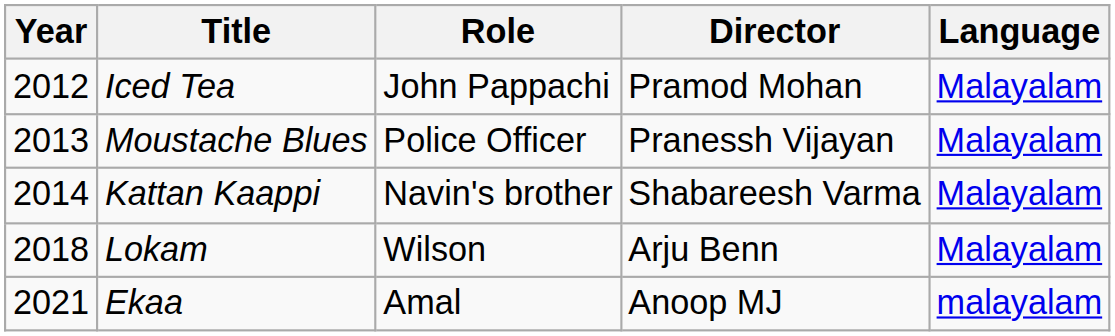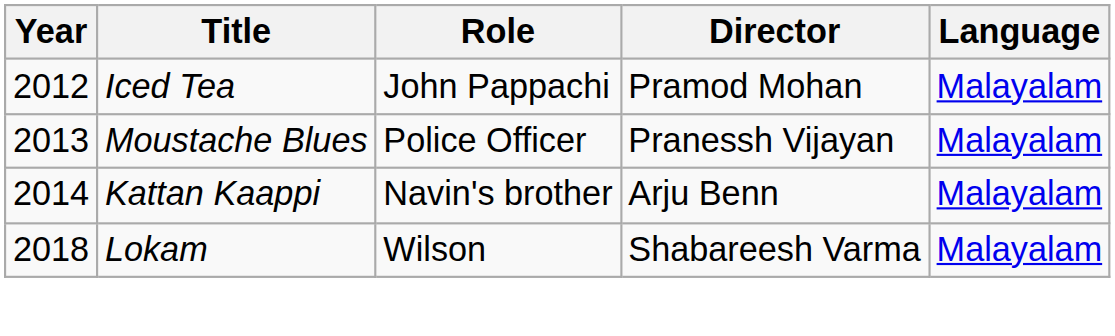(775, 194) Shabareesh Varma -> (704, 194) Arju Benn
(704, 248) Arju Benn -> (775, 248) Shabareesh Varma
- row: (144, 303)
